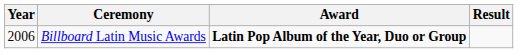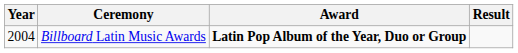(21, 36) 2006 -> (21, 36) 2004
